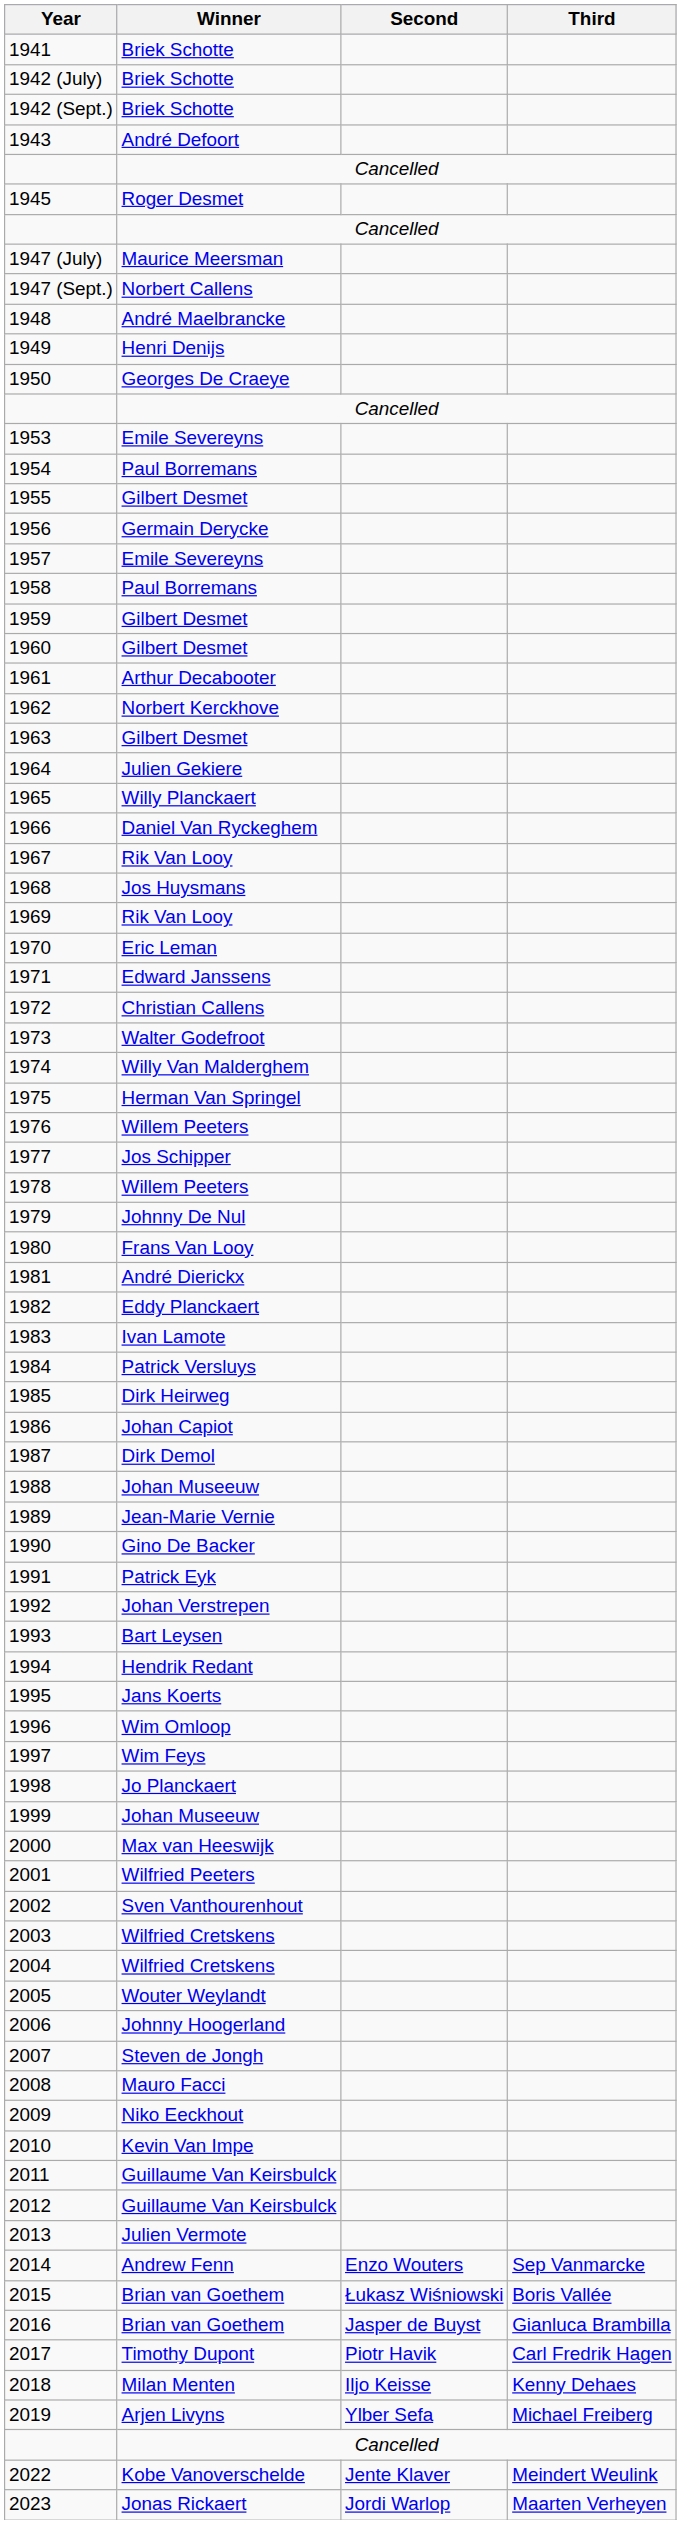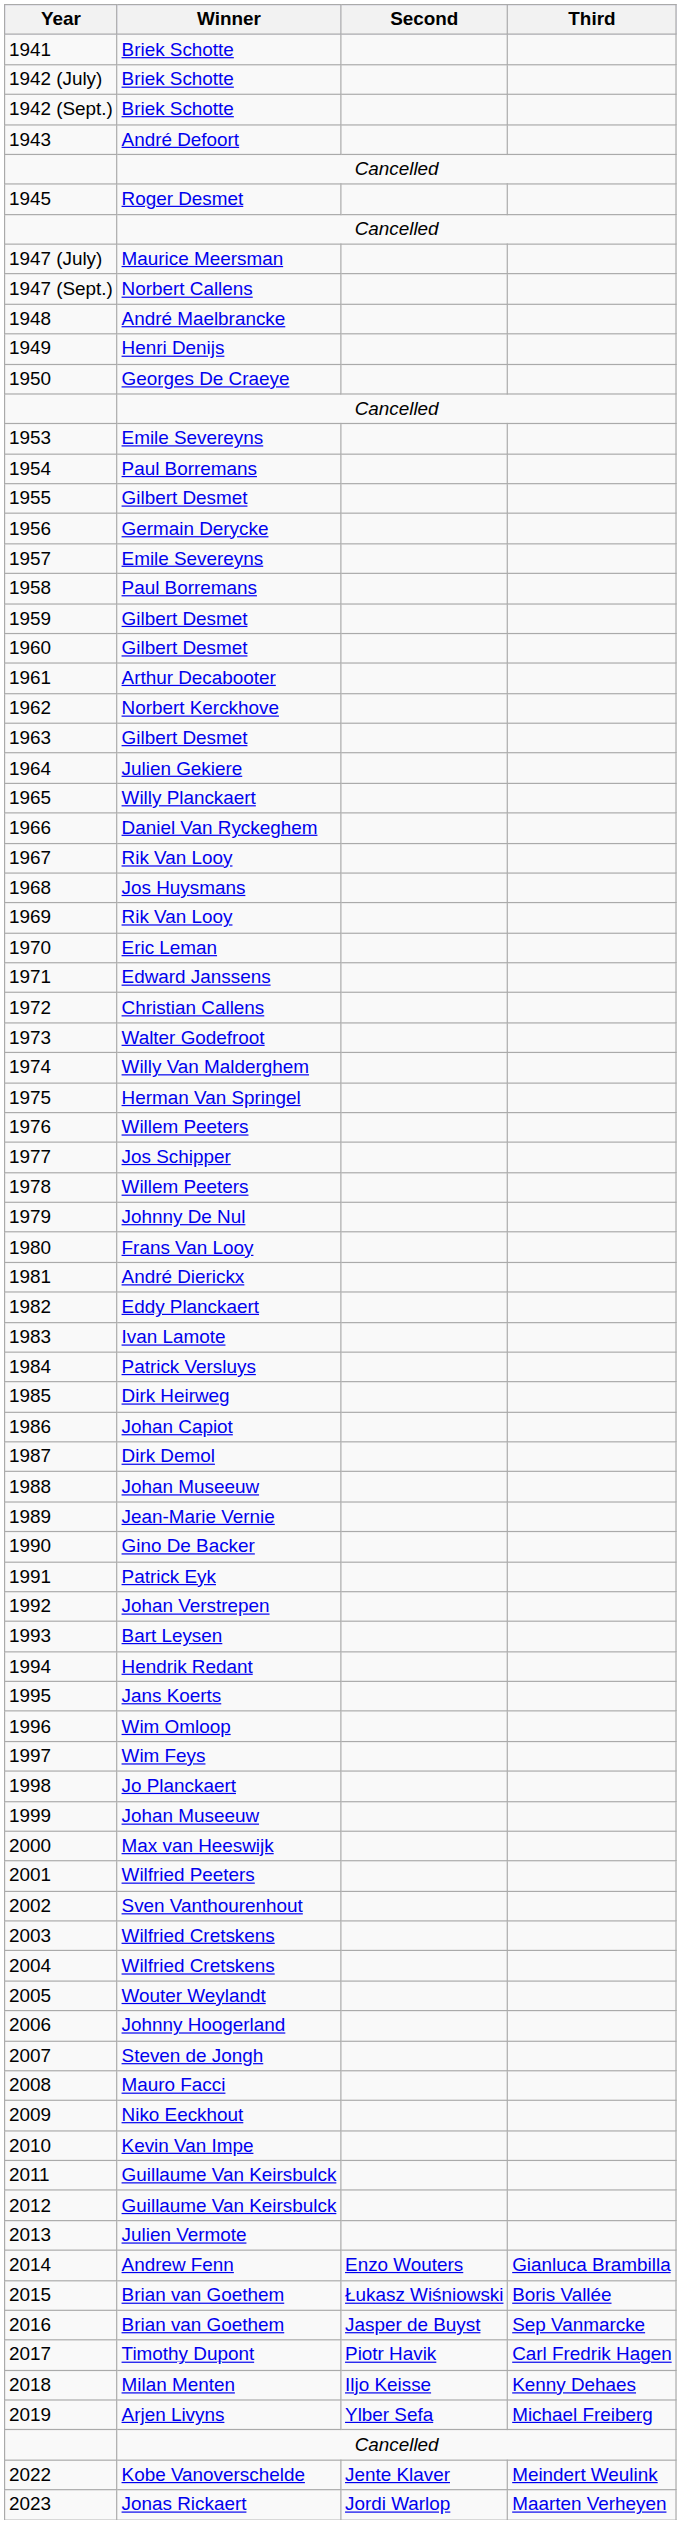(579, 2265) Sep Vanmarcke -> (591, 2265) Gianluca Brambilla
(591, 2325) Gianluca Brambilla -> (579, 2325) Sep Vanmarcke
